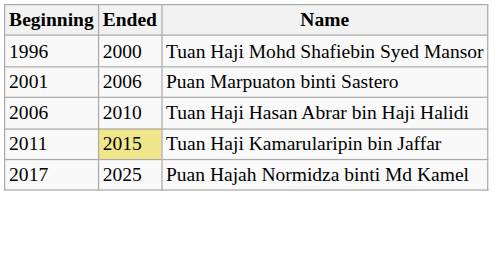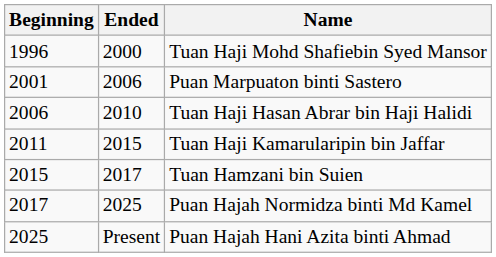(122, 143) khaki background -> (122, 143) no background
+ row: (266, 174)
+ row: (310, 236)
